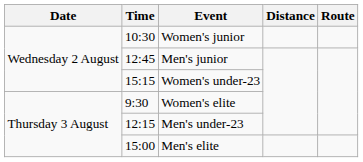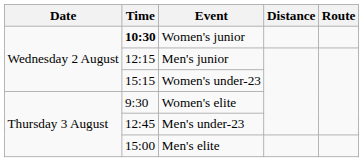(140, 37) normal -> (140, 37) bold
(140, 59) 12:45 -> (140, 59) 12:15
(140, 124) 12:15 -> (140, 124) 12:45
